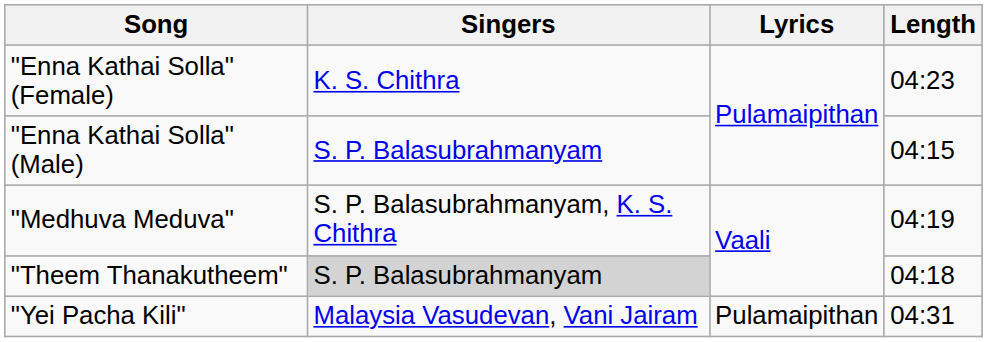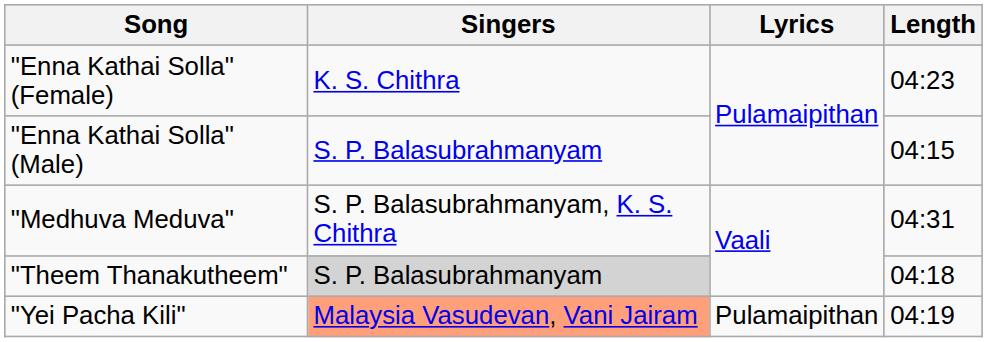(922, 219) 04:19 -> (922, 219) 04:31
(506, 316) no background -> (506, 316) lightsalmon background
(922, 316) 04:31 -> (922, 316) 04:19
